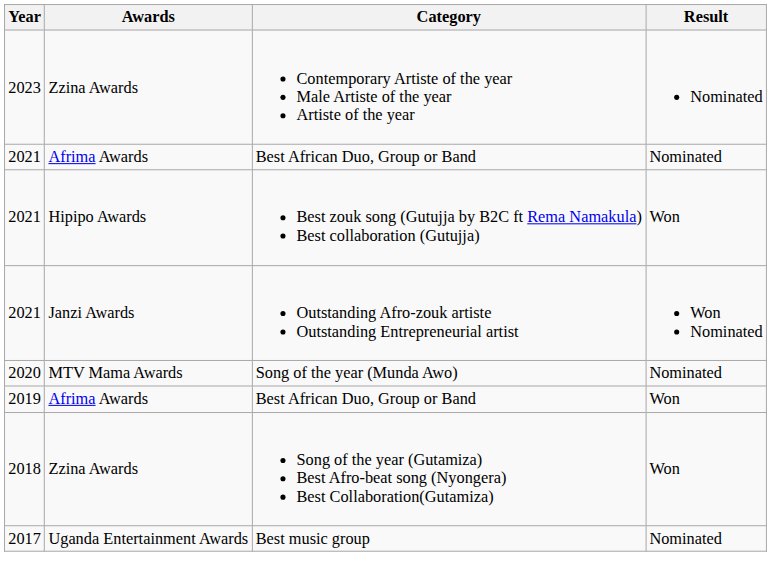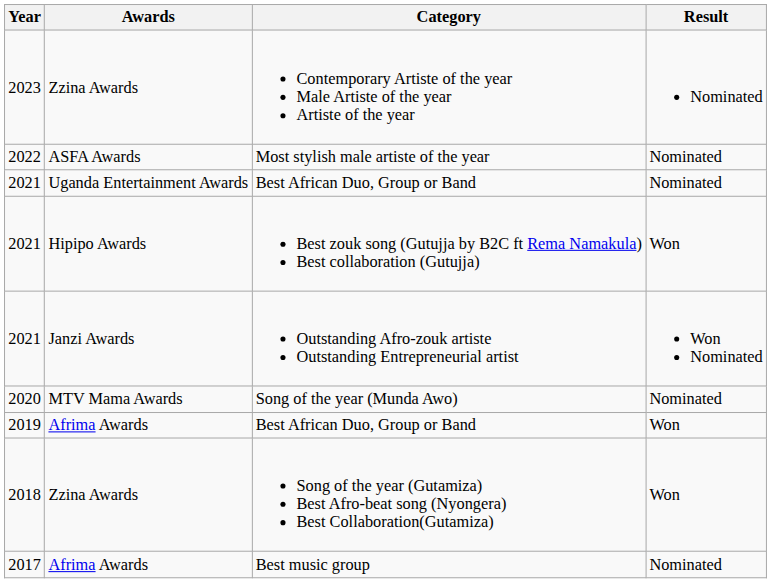+ row: (25, 156)
(98, 156) Afrima Awards -> (148, 182) Uganda Entertainment Awards
(148, 538) Uganda Entertainment Awards -> (98, 564) Afrima Awards
